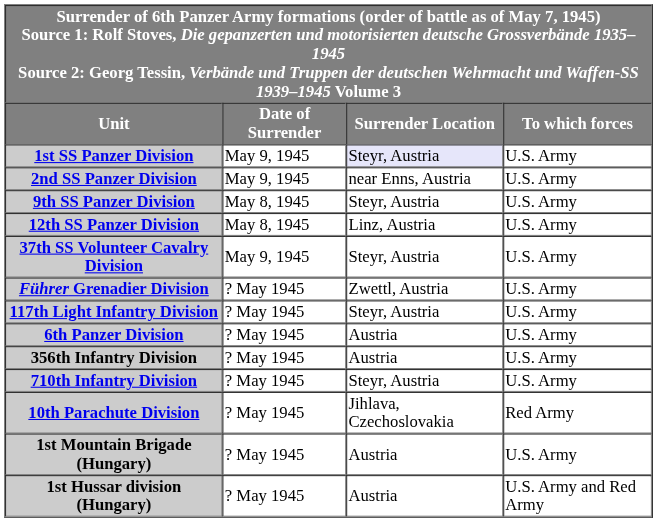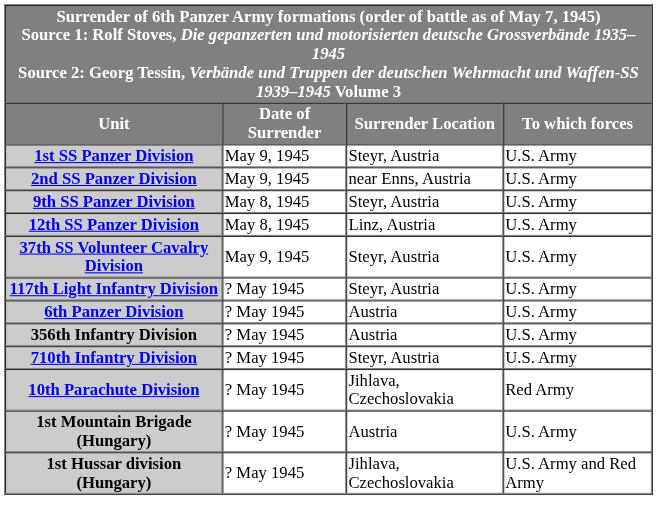(394, 155) lavender background -> (394, 155) no background
- row: (114, 288)
(373, 495) Austria -> (401, 473) Jihlava, Czechoslovakia
